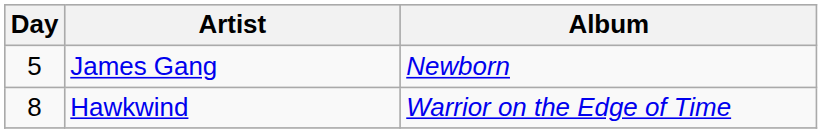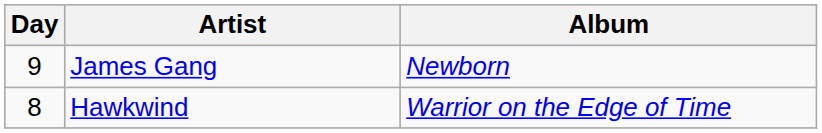(35, 66) 5 -> (35, 66) 9
